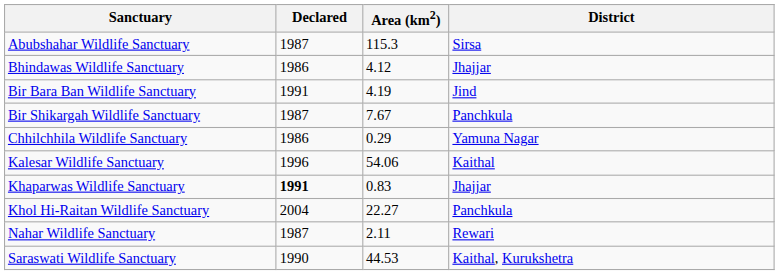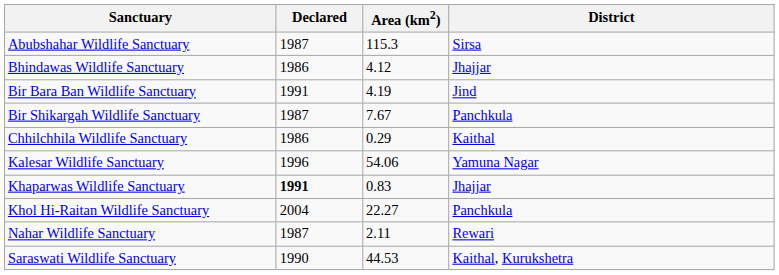(496, 138) Yamuna Nagar -> (474, 138) Kaithal
(474, 162) Kaithal -> (496, 162) Yamuna Nagar
